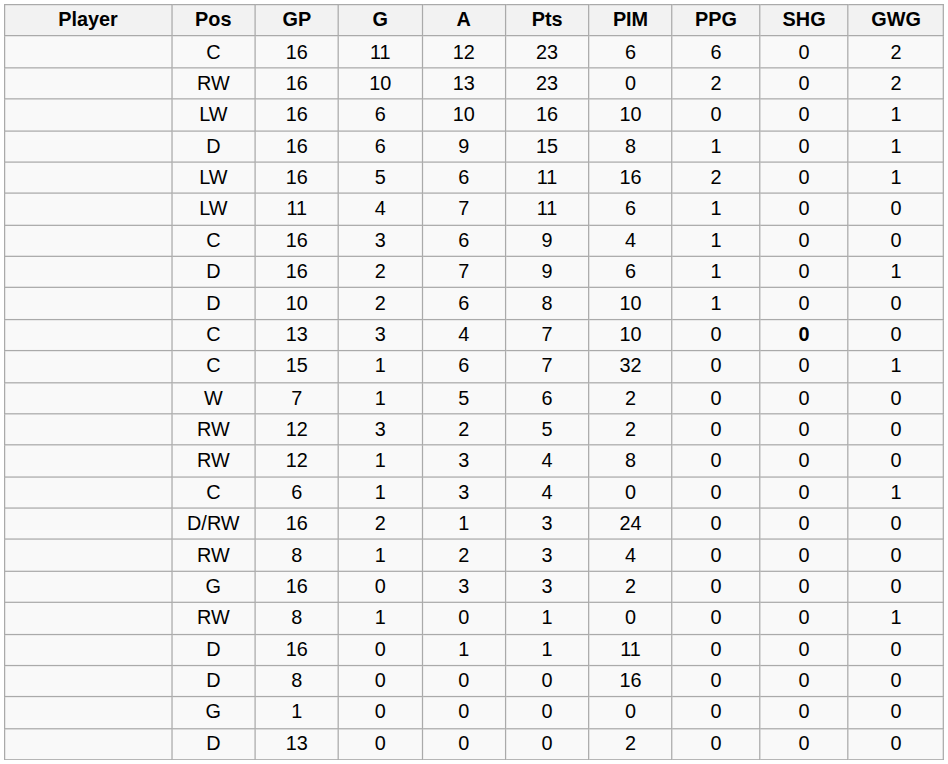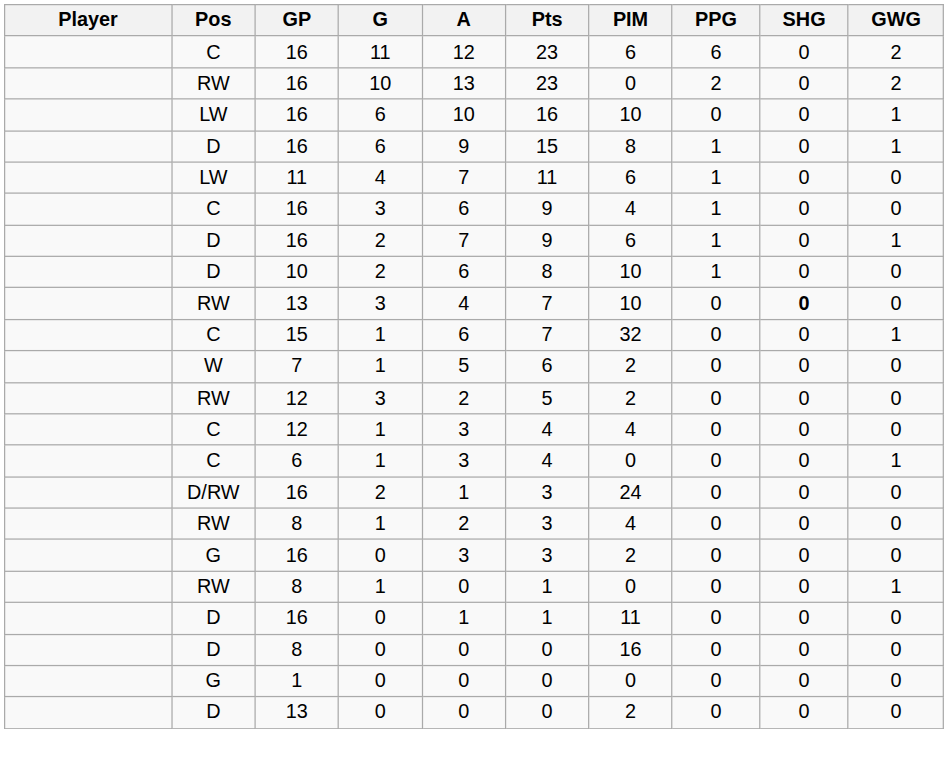- row: (297, 177)
(213, 334) C -> (213, 303) RW
(213, 460) RW -> (213, 429) C
(631, 460) 8 -> (631, 429) 4
